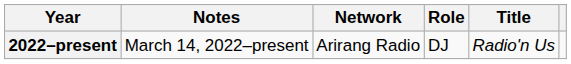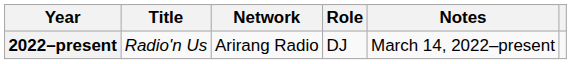columns swapped: (514, 17) <-> (217, 17)
